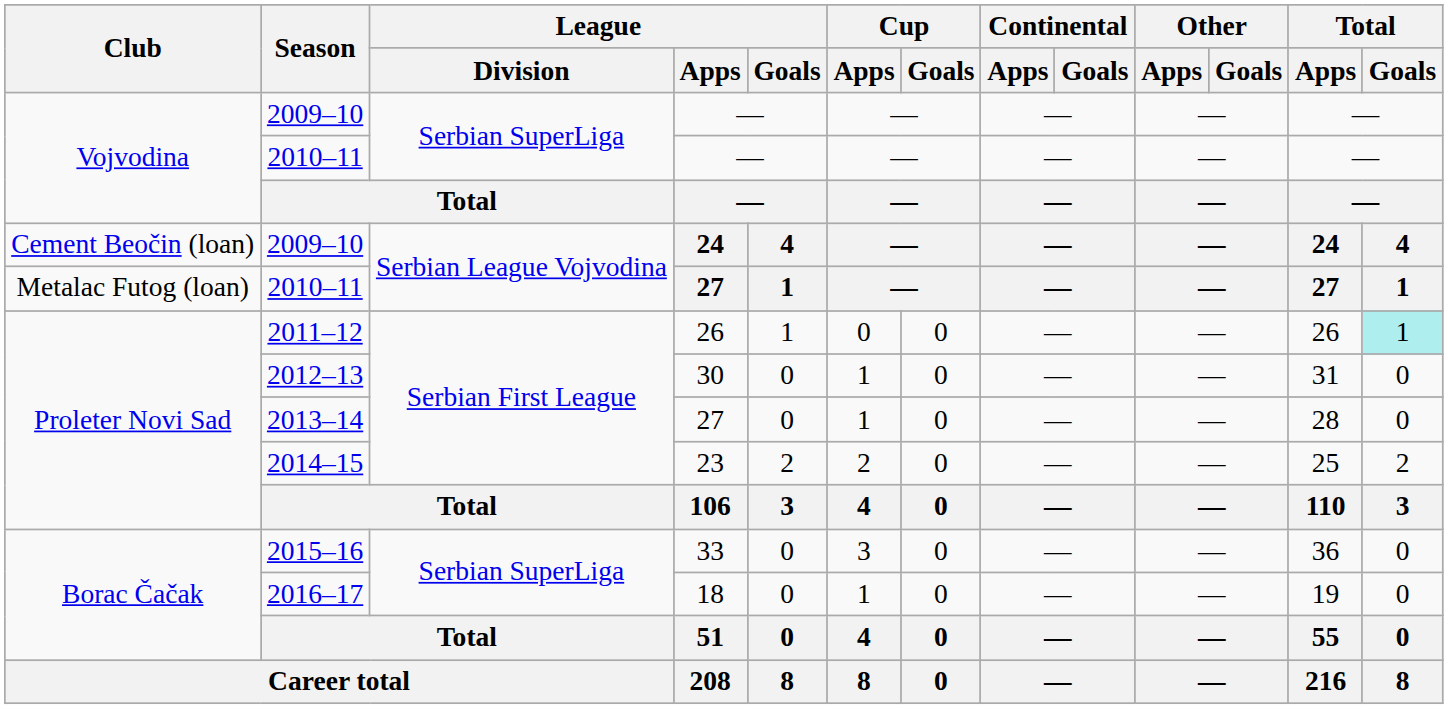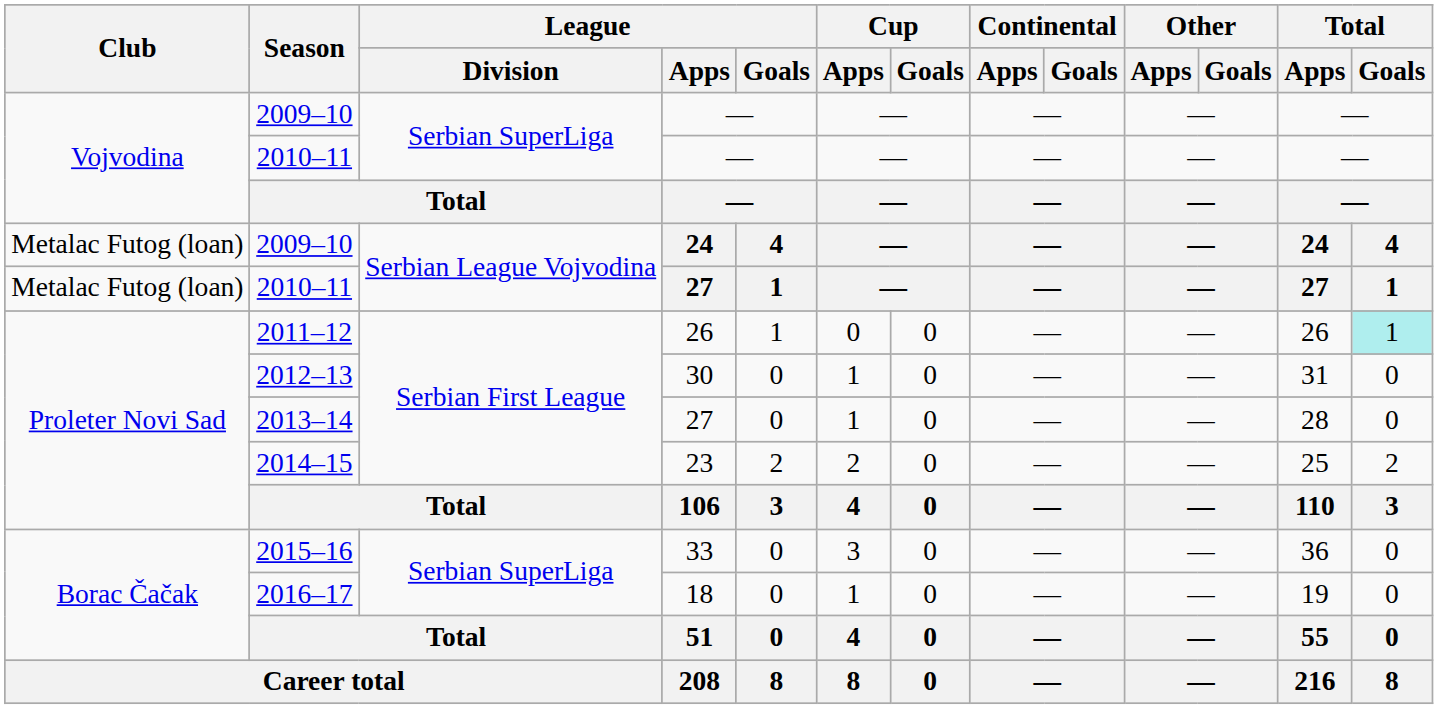(133, 244) Cement Beočin (loan) -> (127, 244) Metalac Futog (loan)
